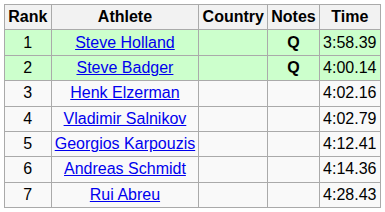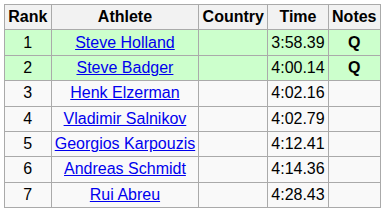columns swapped: (350, 17) <-> (294, 17)
